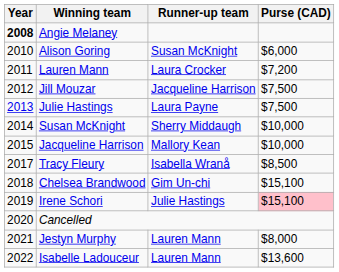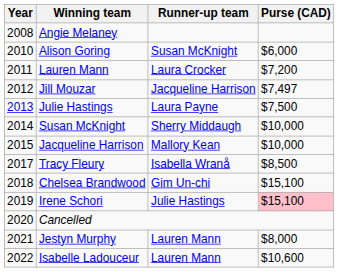(20, 32) bold -> (20, 32) normal
(279, 88) $7,500 -> (279, 88) $7,497
(282, 257) $13,600 -> (282, 257) $10,600
